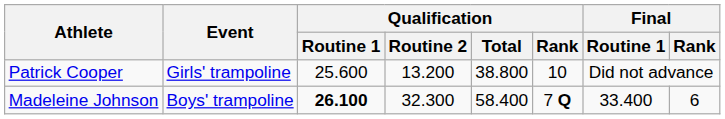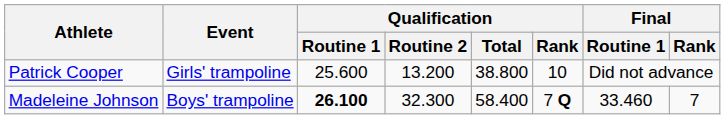(626, 101) 33.400 -> (626, 101) 33.460
(694, 101) 6 -> (694, 101) 7
